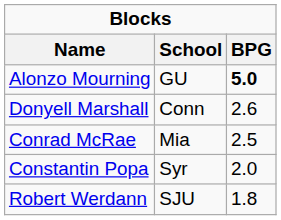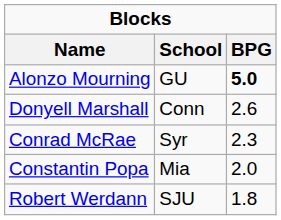(175, 139) Mia -> (173, 139) Syr
(244, 139) 2.5 -> (244, 139) 2.3
(173, 169) Syr -> (175, 169) Mia
